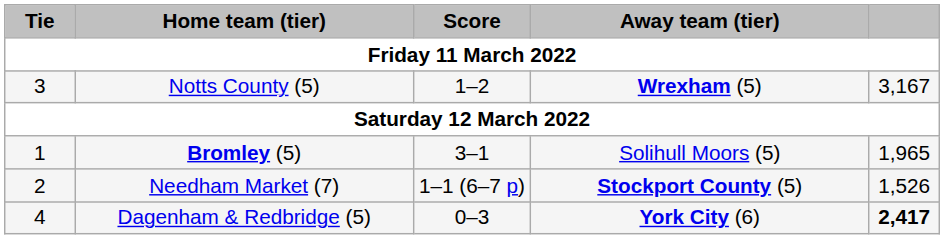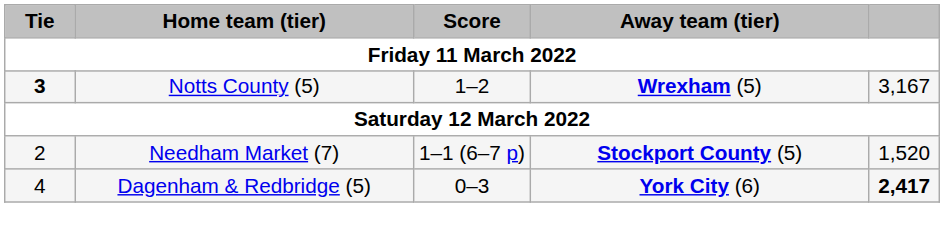(40, 87) normal -> (40, 87) bold
- row: (244, 153)
(904, 185) 1,526 -> (904, 153) 1,520
